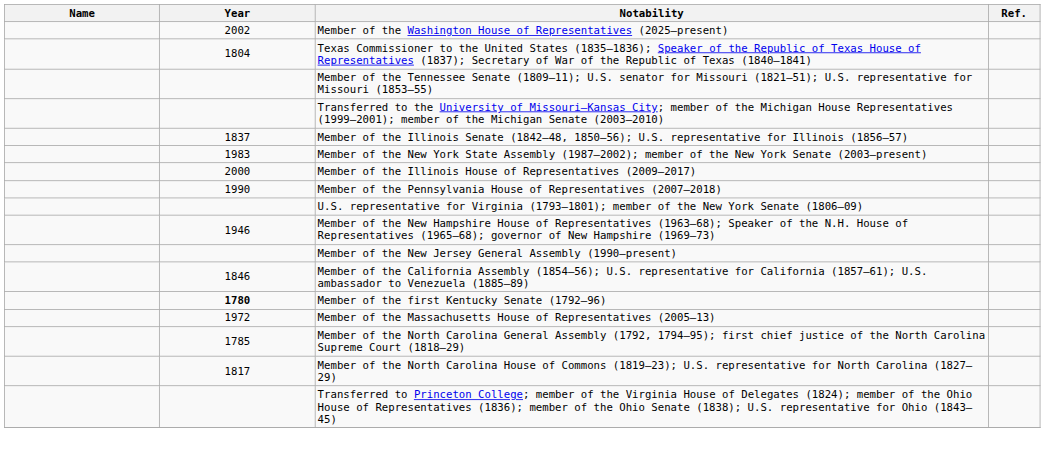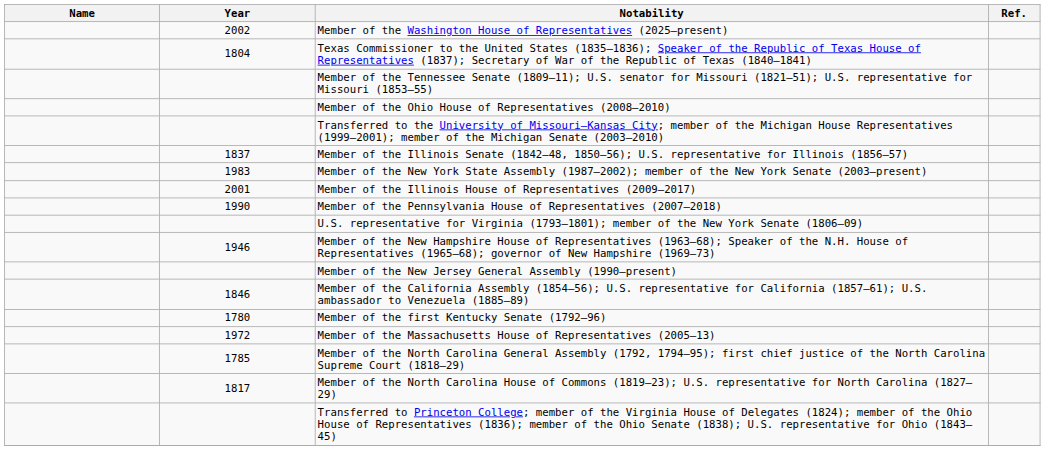+ row: (494, 107)
(237, 172) 2000 -> (237, 189) 2001
(237, 300) bold -> (237, 318) normal
